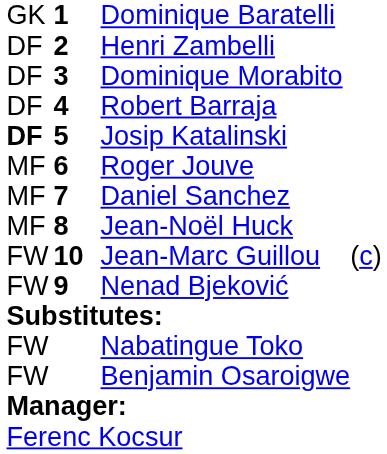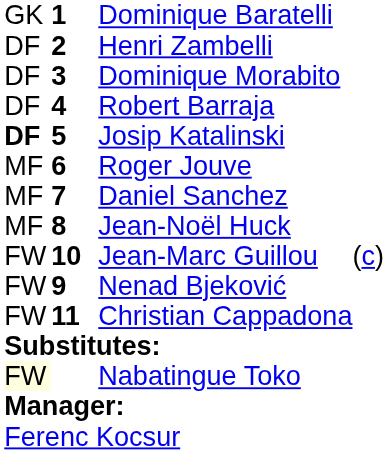+ row: (225, 316)
(28, 346) no background -> (25, 376) lightyellow background
- row: (225, 376)
